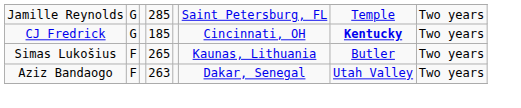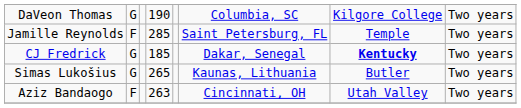+ row: (66, 14)
(133, 14) G -> (133, 34) F
(254, 34) Cincinnati, OH -> (254, 54) Dakar, Senegal
(133, 54) F -> (133, 73) G
(254, 73) Dakar, Senegal -> (254, 93) Cincinnati, OH
